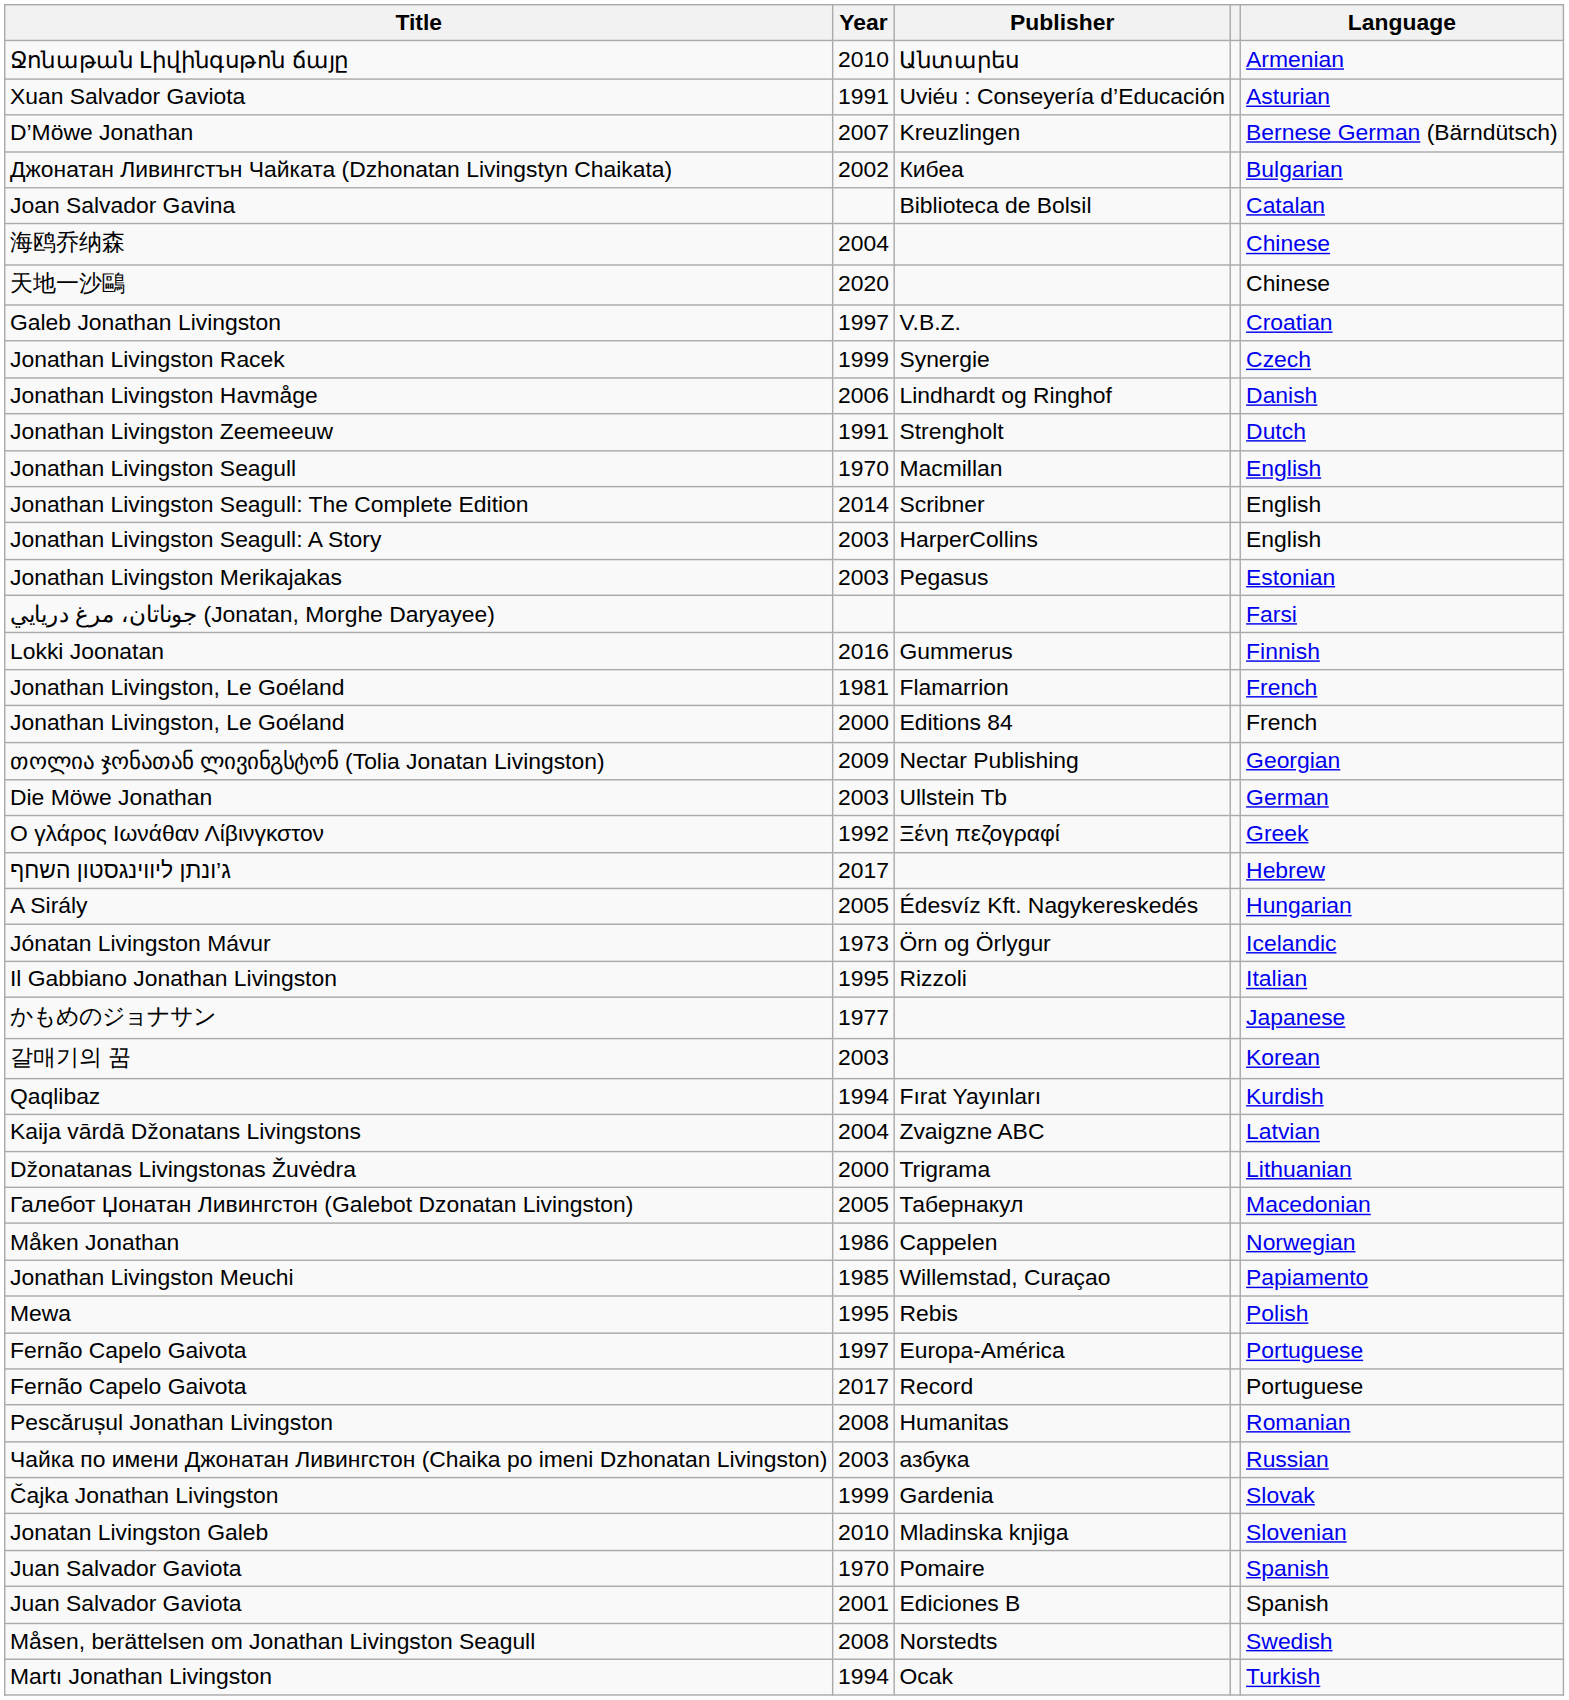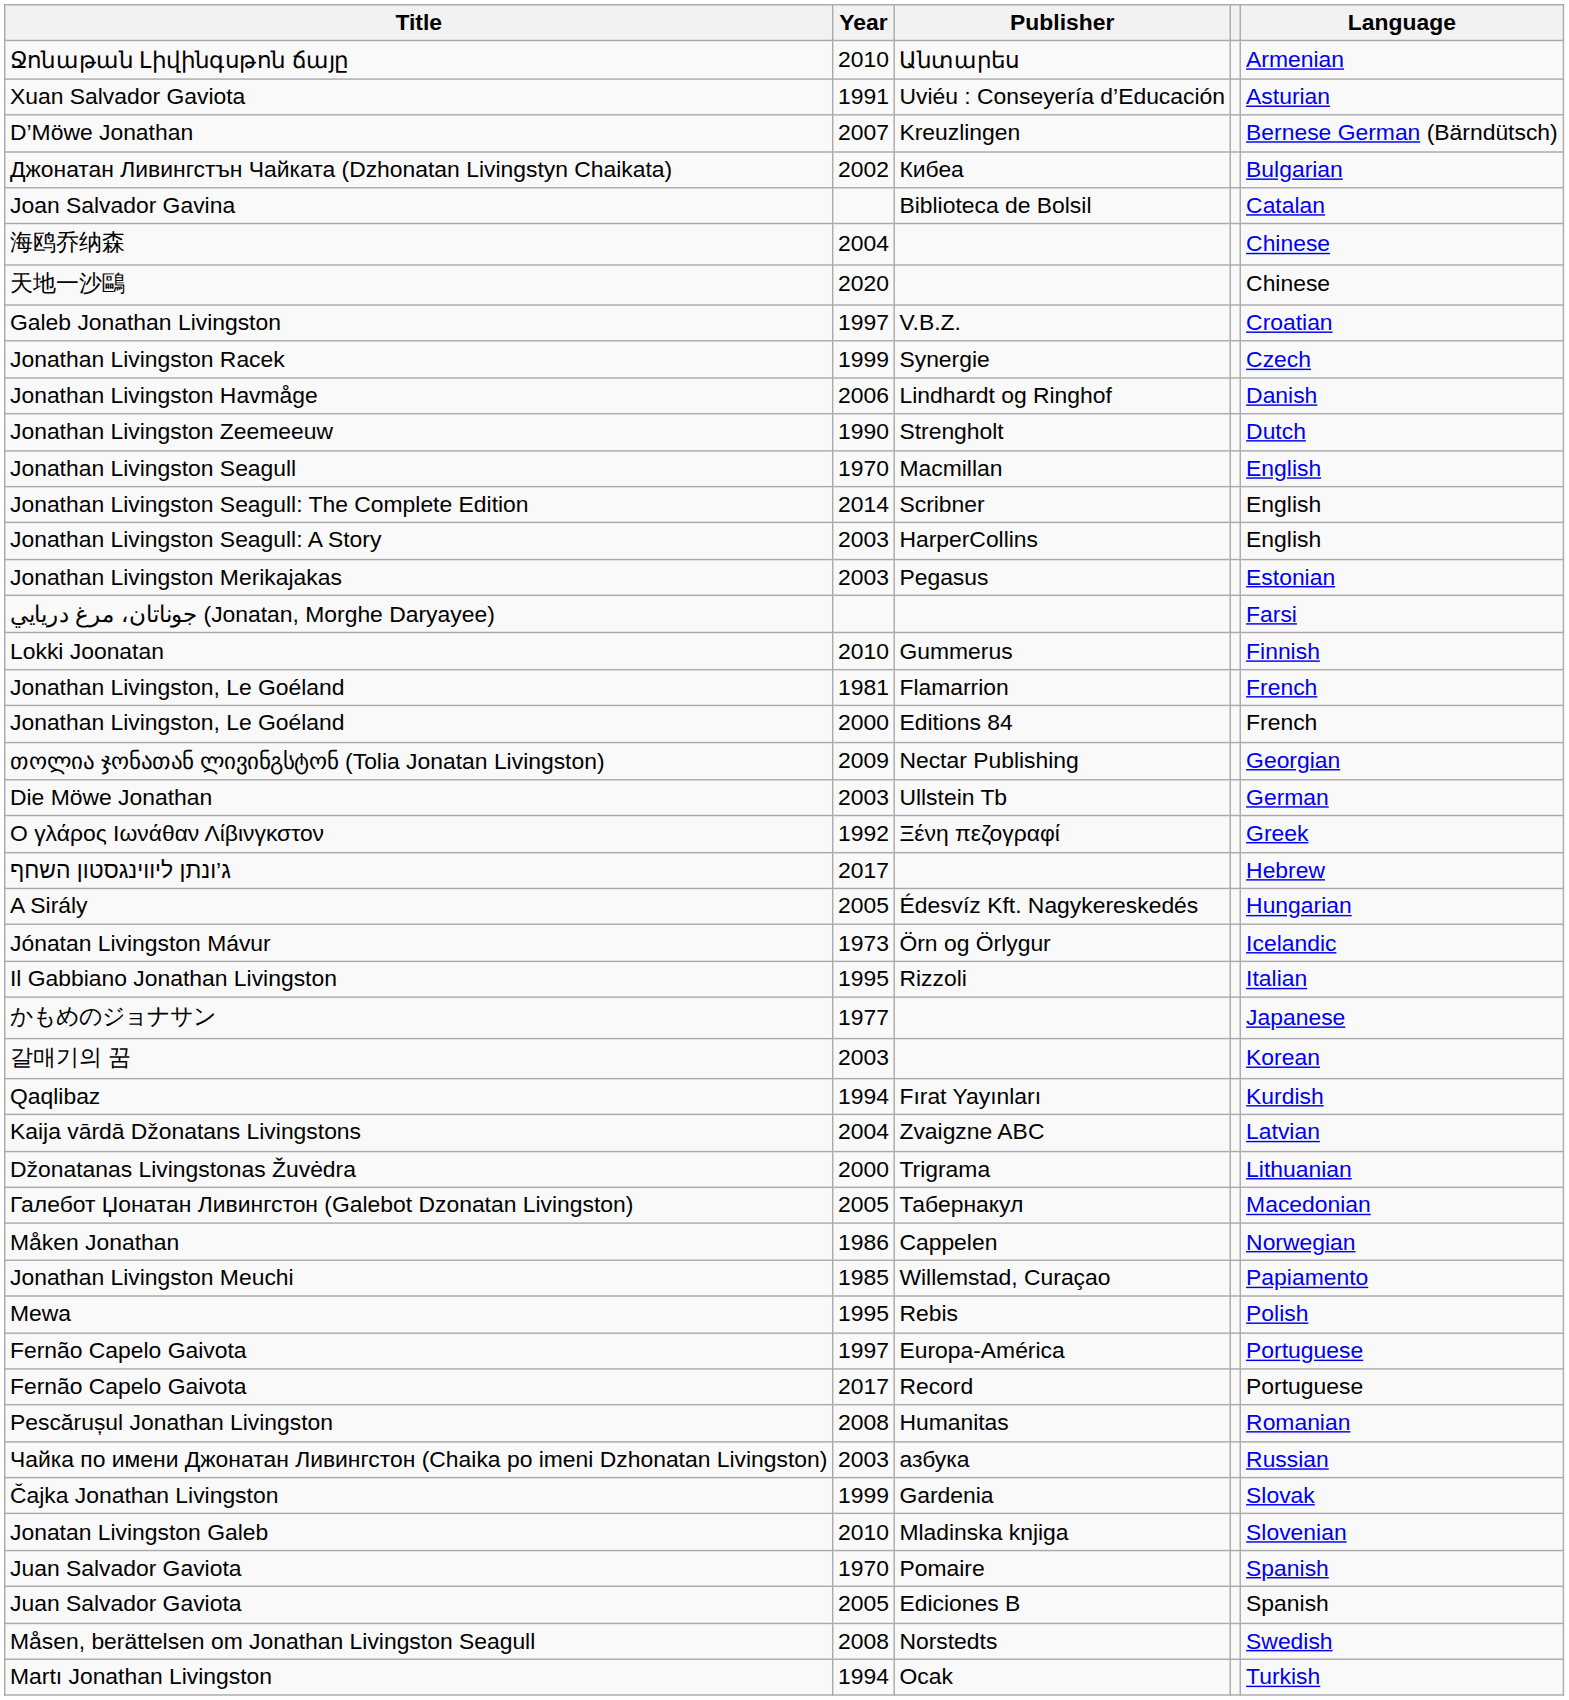(863, 431) 1991 -> (863, 431) 1990
(863, 650) 2016 -> (863, 650) 2010
(863, 1604) 2001 -> (863, 1604) 2005
